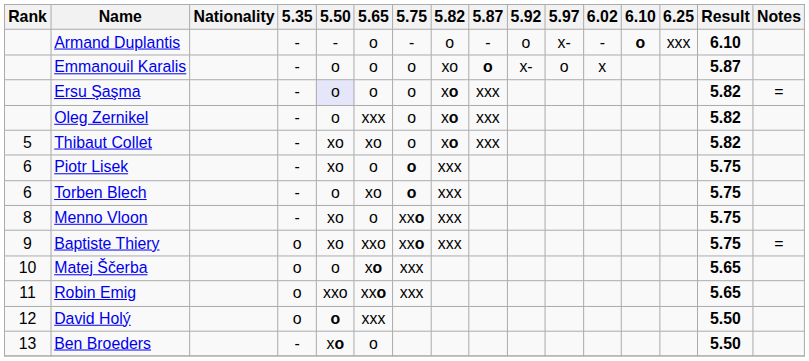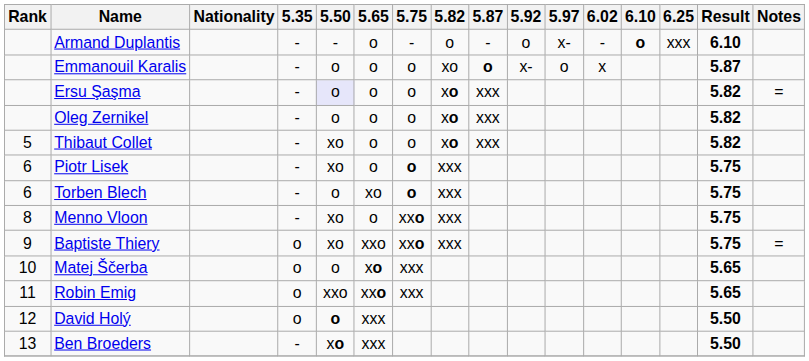(373, 117) xxx -> (373, 117) o
(373, 142) xo -> (373, 142) o
(373, 343) o -> (373, 343) xxx
